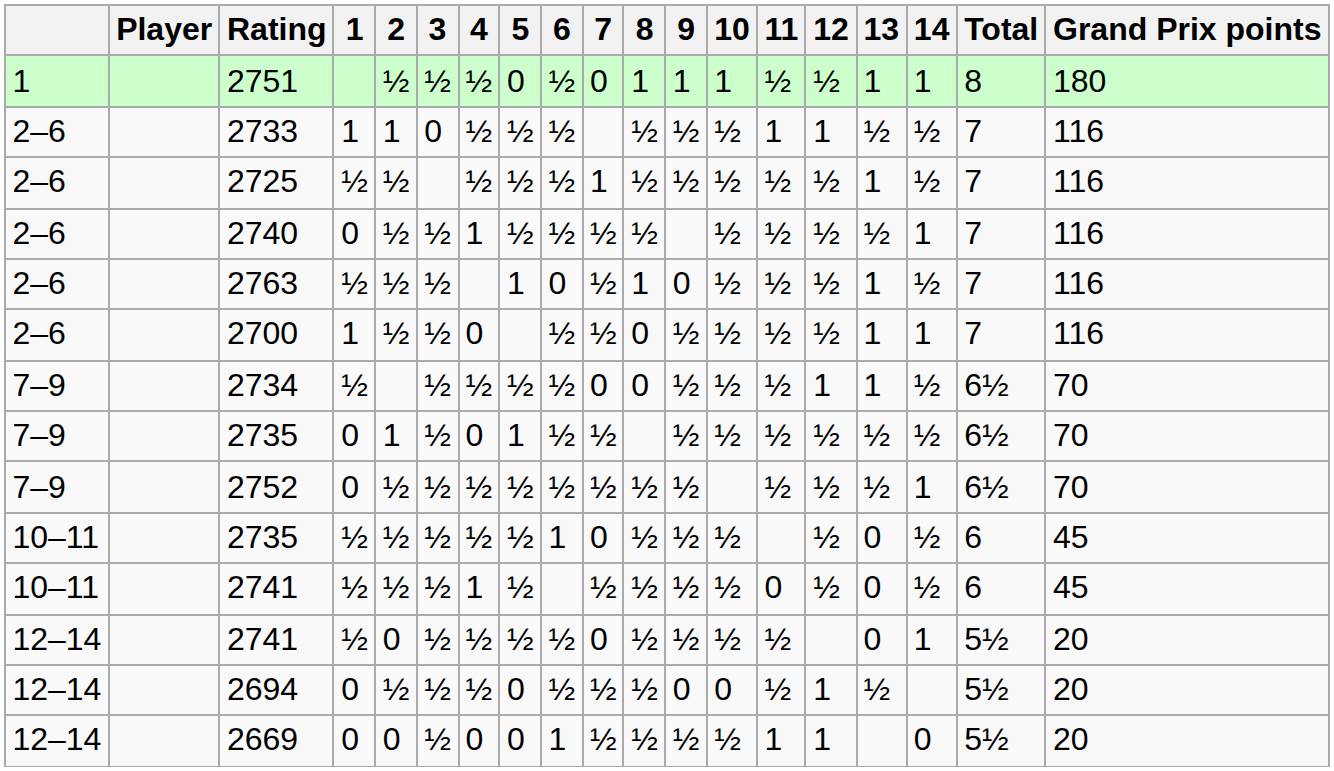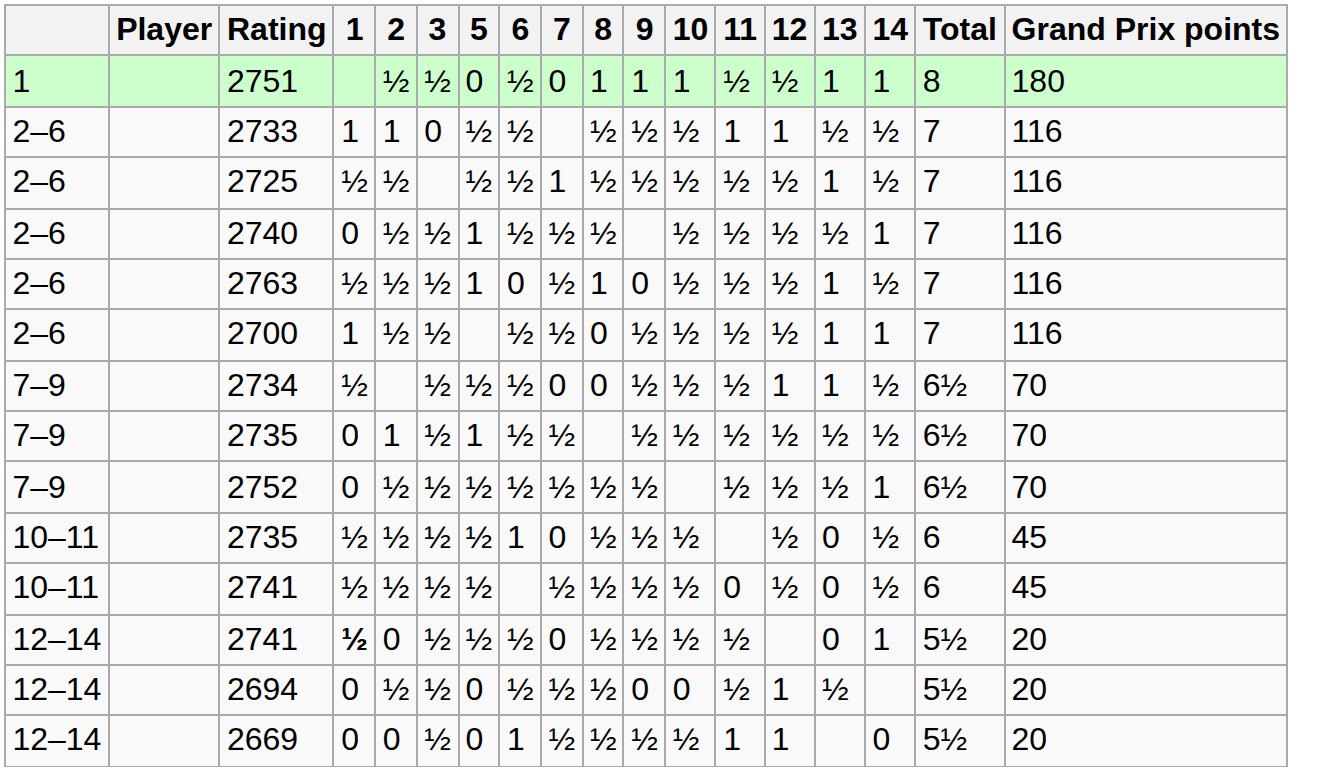- column: (479, 29)
(520, 232) ½ -> (474, 232) 1
(355, 638) normal -> (355, 638) bold
